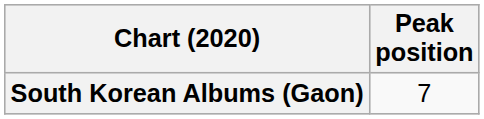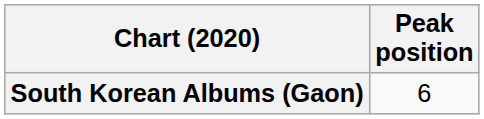(424, 93) 7 -> (424, 93) 6
